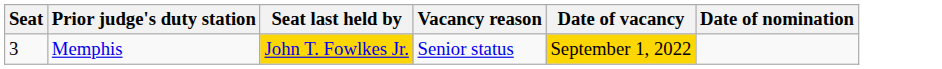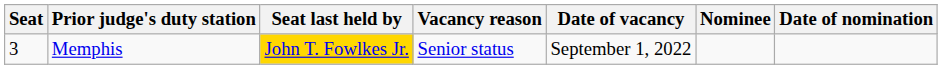+ column: (735, 19)
(621, 49) gold background -> (621, 49) no background
